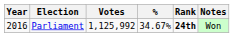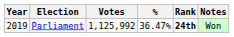(17, 26) 2016 -> (17, 26) 2019
(155, 26) 34.67% -> (155, 26) 36.47%
